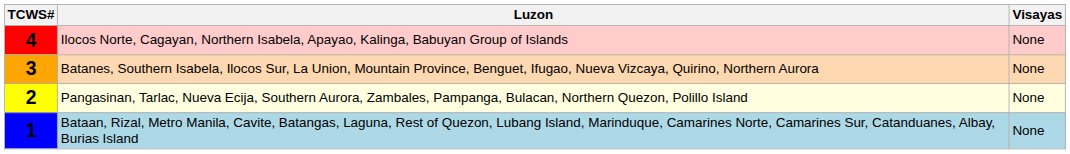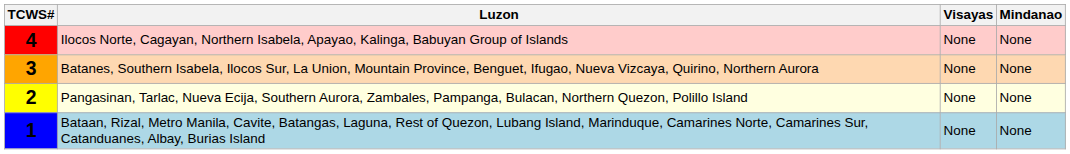+ column: (1031, 15)
